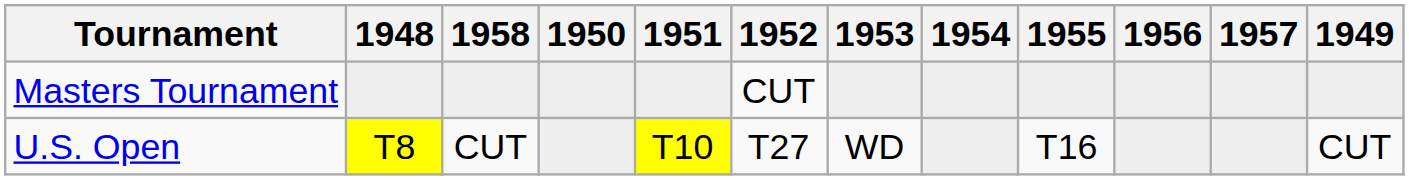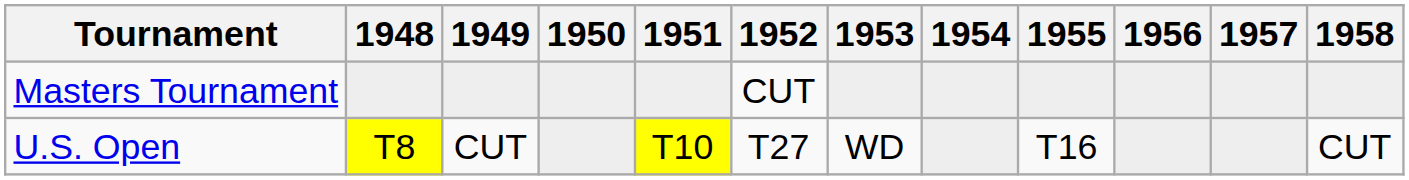columns swapped: (1355, 34) <-> (490, 34)
